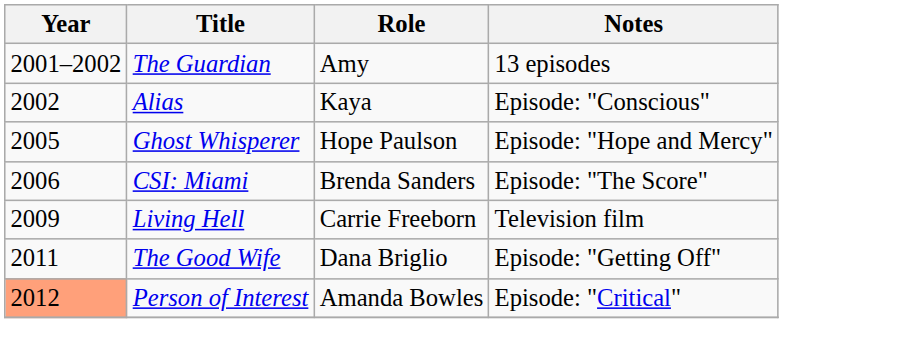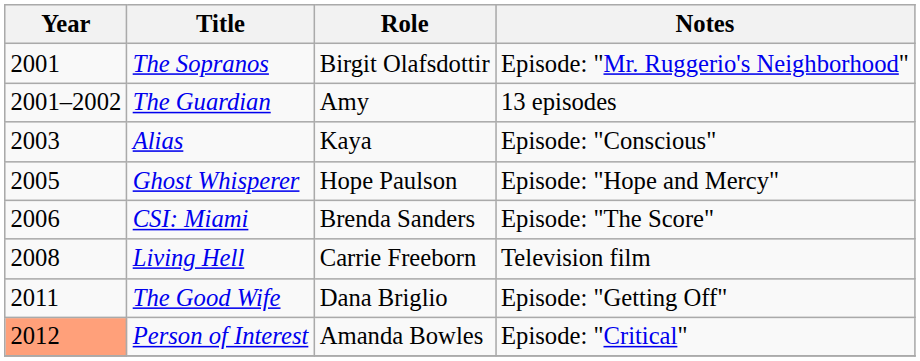+ row: (201, 63)
(35, 102) 2002 -> (35, 141) 2003
(35, 219) 2009 -> (35, 258) 2008
